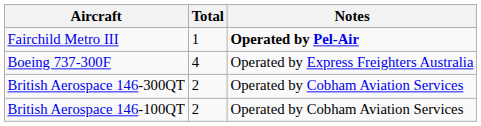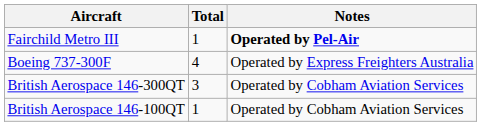(195, 86) 2 -> (195, 86) 3
(195, 109) 2 -> (195, 109) 1
